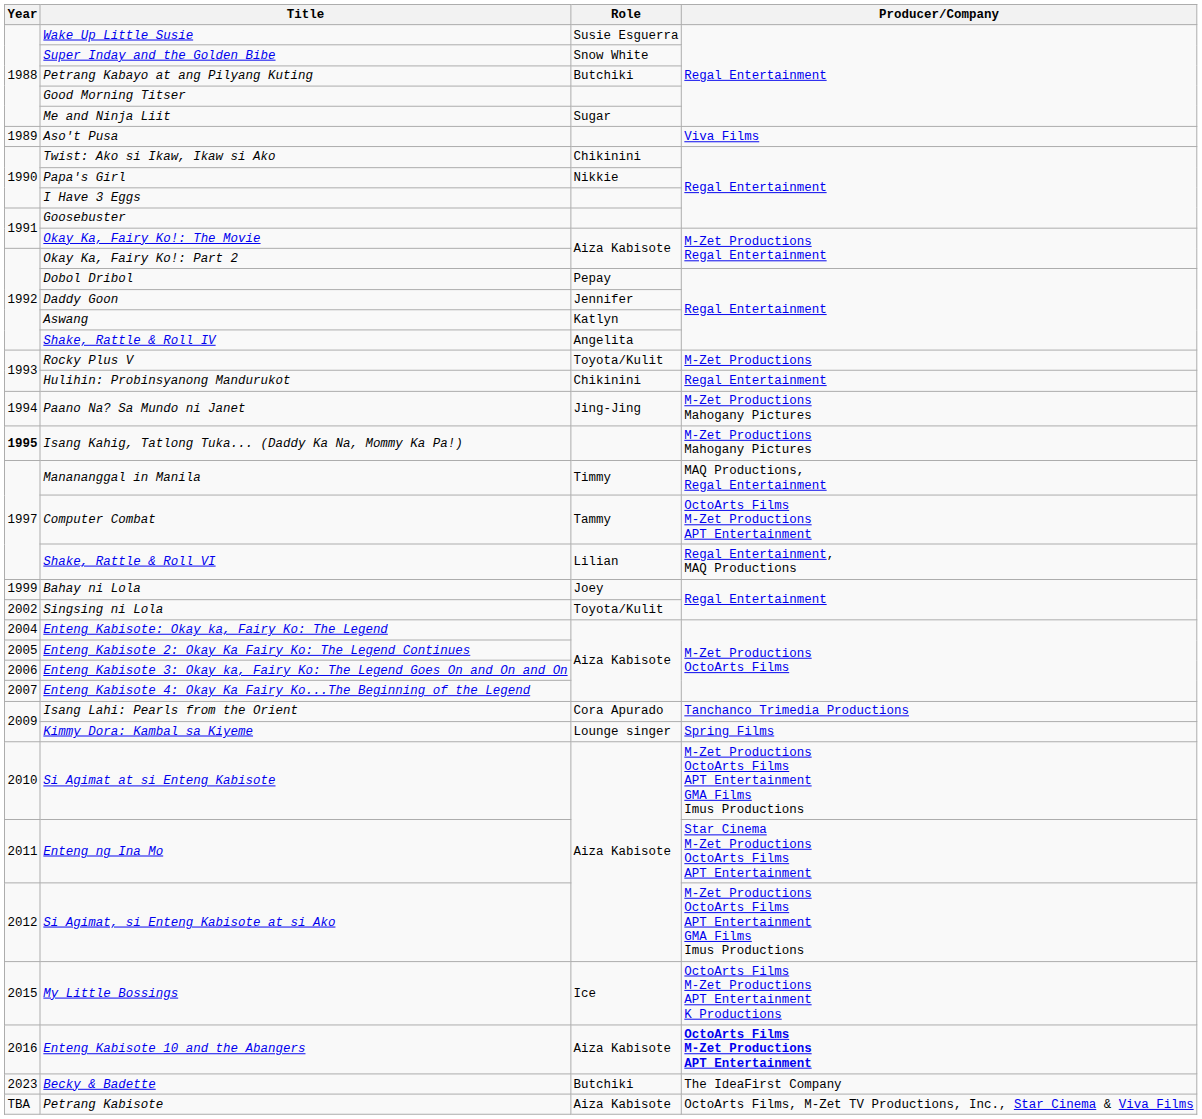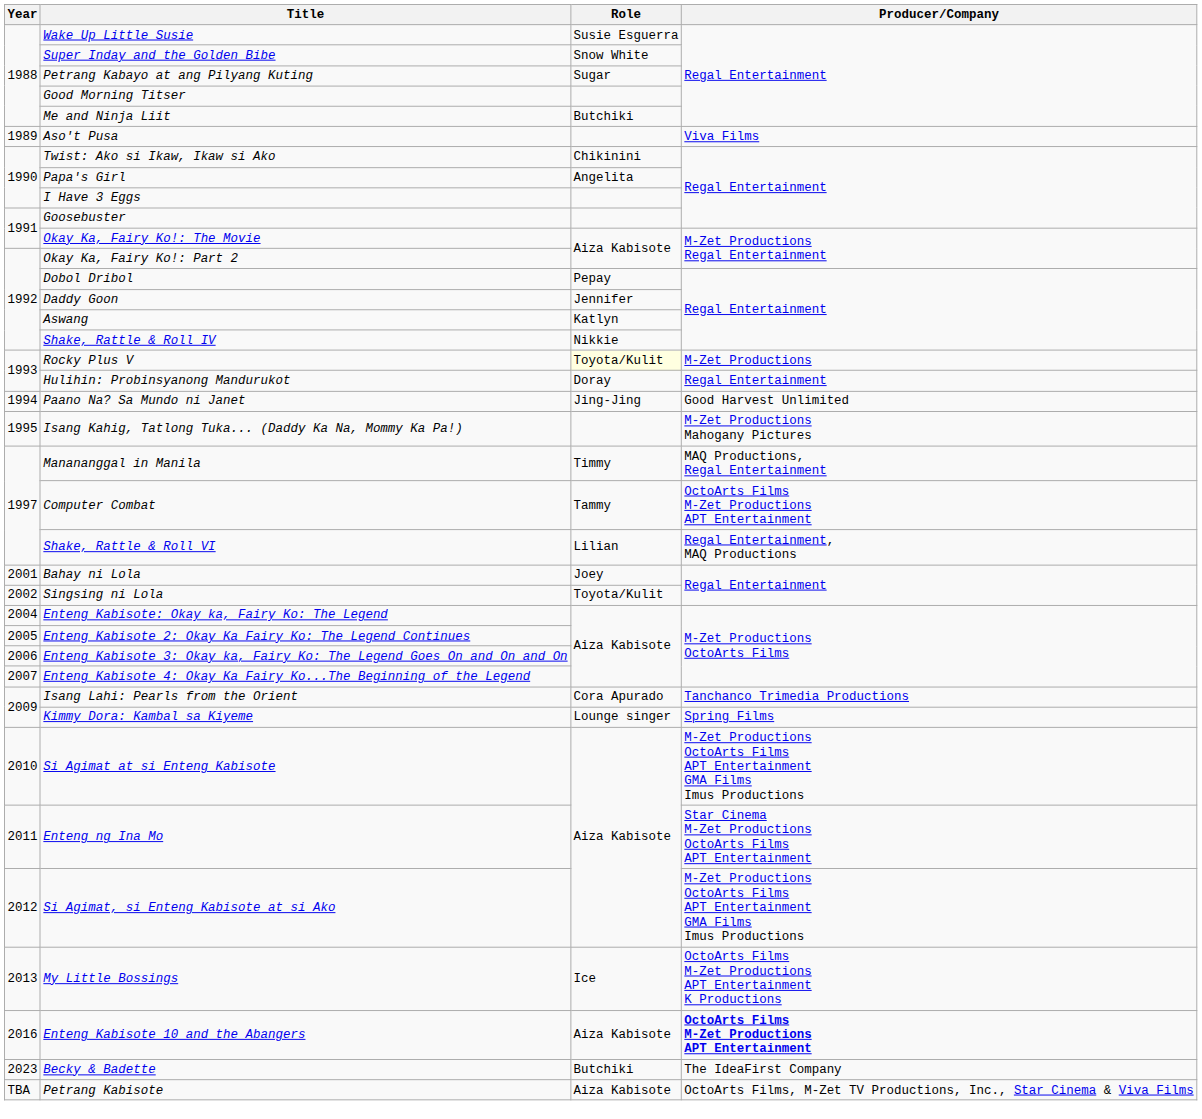(604, 76) Butchiki -> (592, 76) Sugar
(592, 116) Sugar -> (604, 116) Butchiki
(596, 177) Nikkie -> (604, 177) Angelita
(604, 340) Angelita -> (596, 340) Nikkie
(618, 360) no background -> (618, 360) lightyellow background
(607, 381) Chikinini -> (592, 381) Doray
(748, 408) M-Zet Productions Mahogany Pictures -> (767, 401) Good Harvest Unlimited
(22, 443) bold -> (22, 429) normal
(22, 589) 1999 -> (22, 575) 2001
(22, 993) 2015 -> (22, 979) 2013
